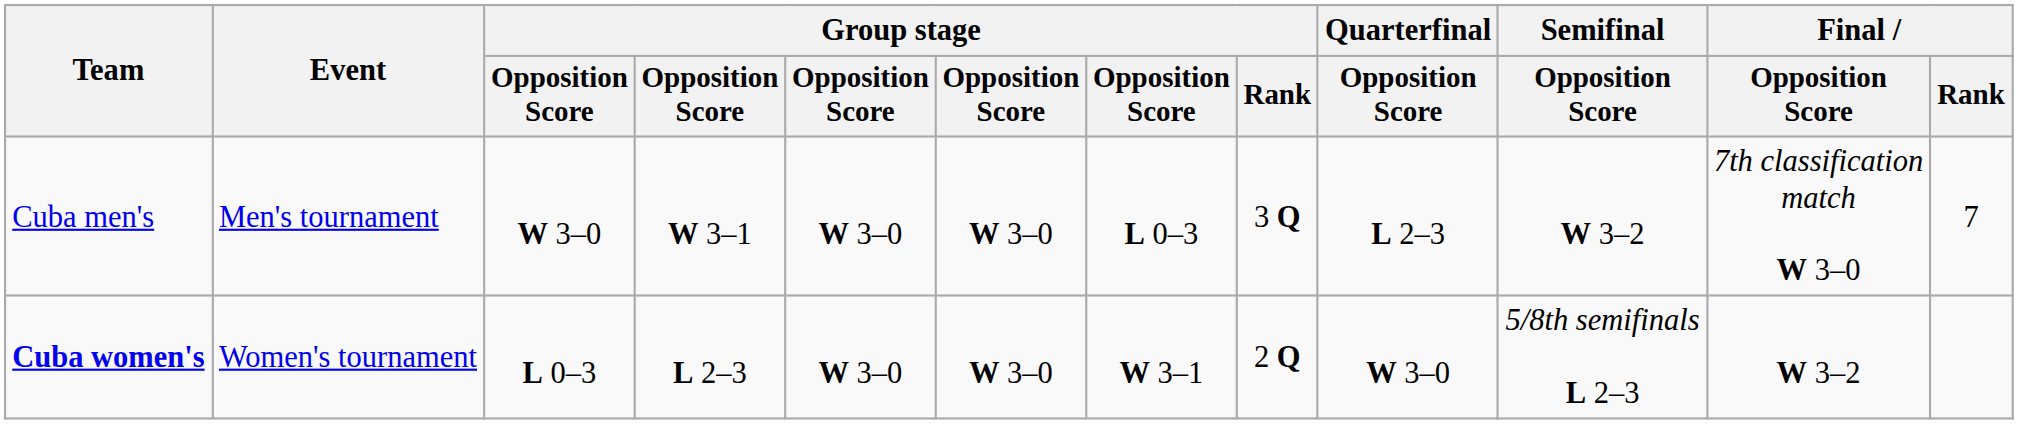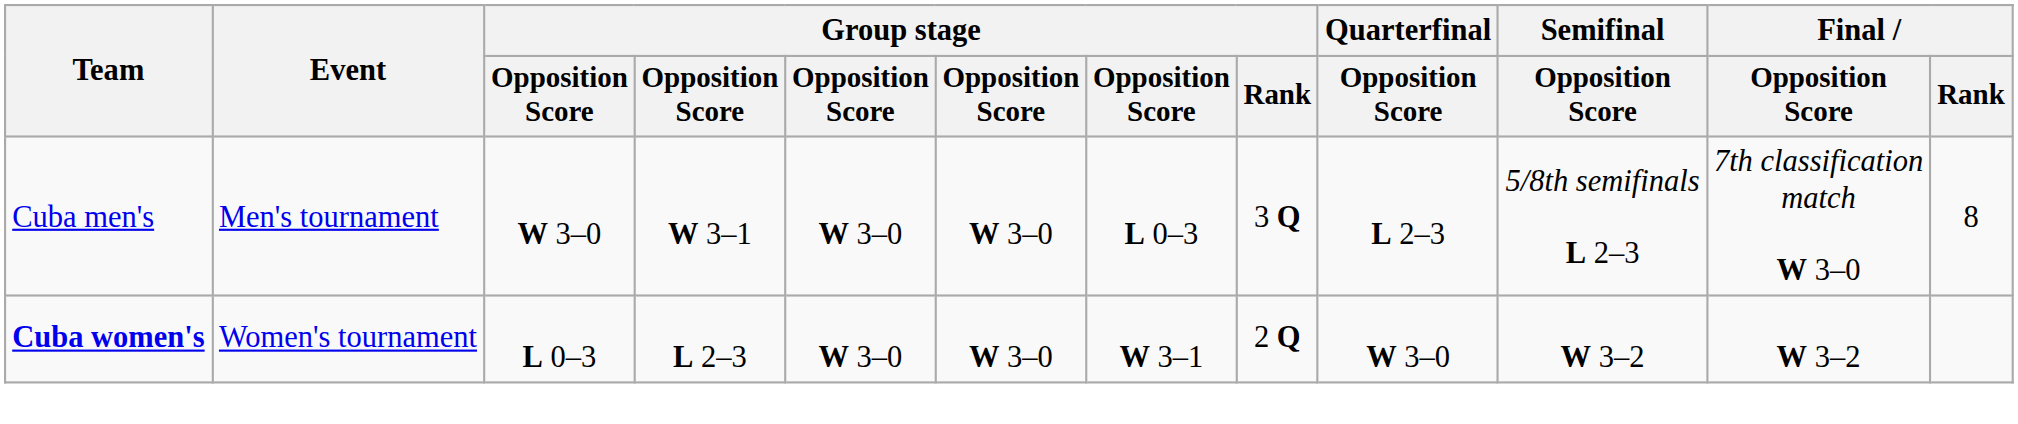(1603, 234) W 3–2 -> (1603, 216) 5/8th semifinals L 2–3
(1971, 216) 7 -> (1971, 216) 8
(1603, 356) 5/8th semifinals L 2–3 -> (1603, 356) W 3–2
